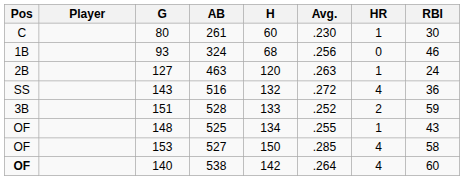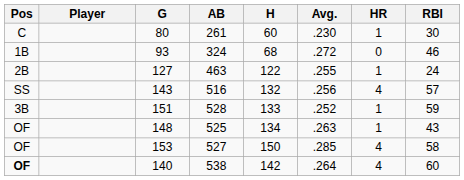(324, 52) .256 -> (324, 52) .272
(270, 71) 120 -> (270, 71) 122
(324, 71) .263 -> (324, 71) .255
(324, 90) .272 -> (324, 90) .256
(433, 90) 36 -> (433, 90) 57
(378, 109) 2 -> (378, 109) 1
(324, 128) .255 -> (324, 128) .263
